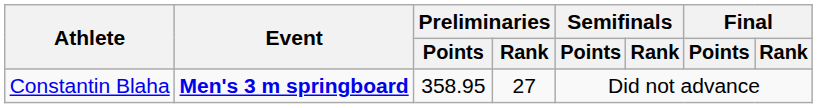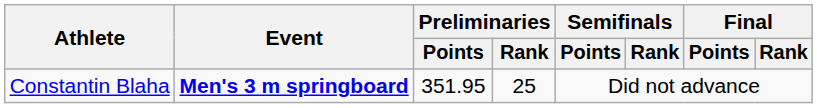(453, 86) 358.95 -> (453, 86) 351.95
(524, 86) 27 -> (524, 86) 25
